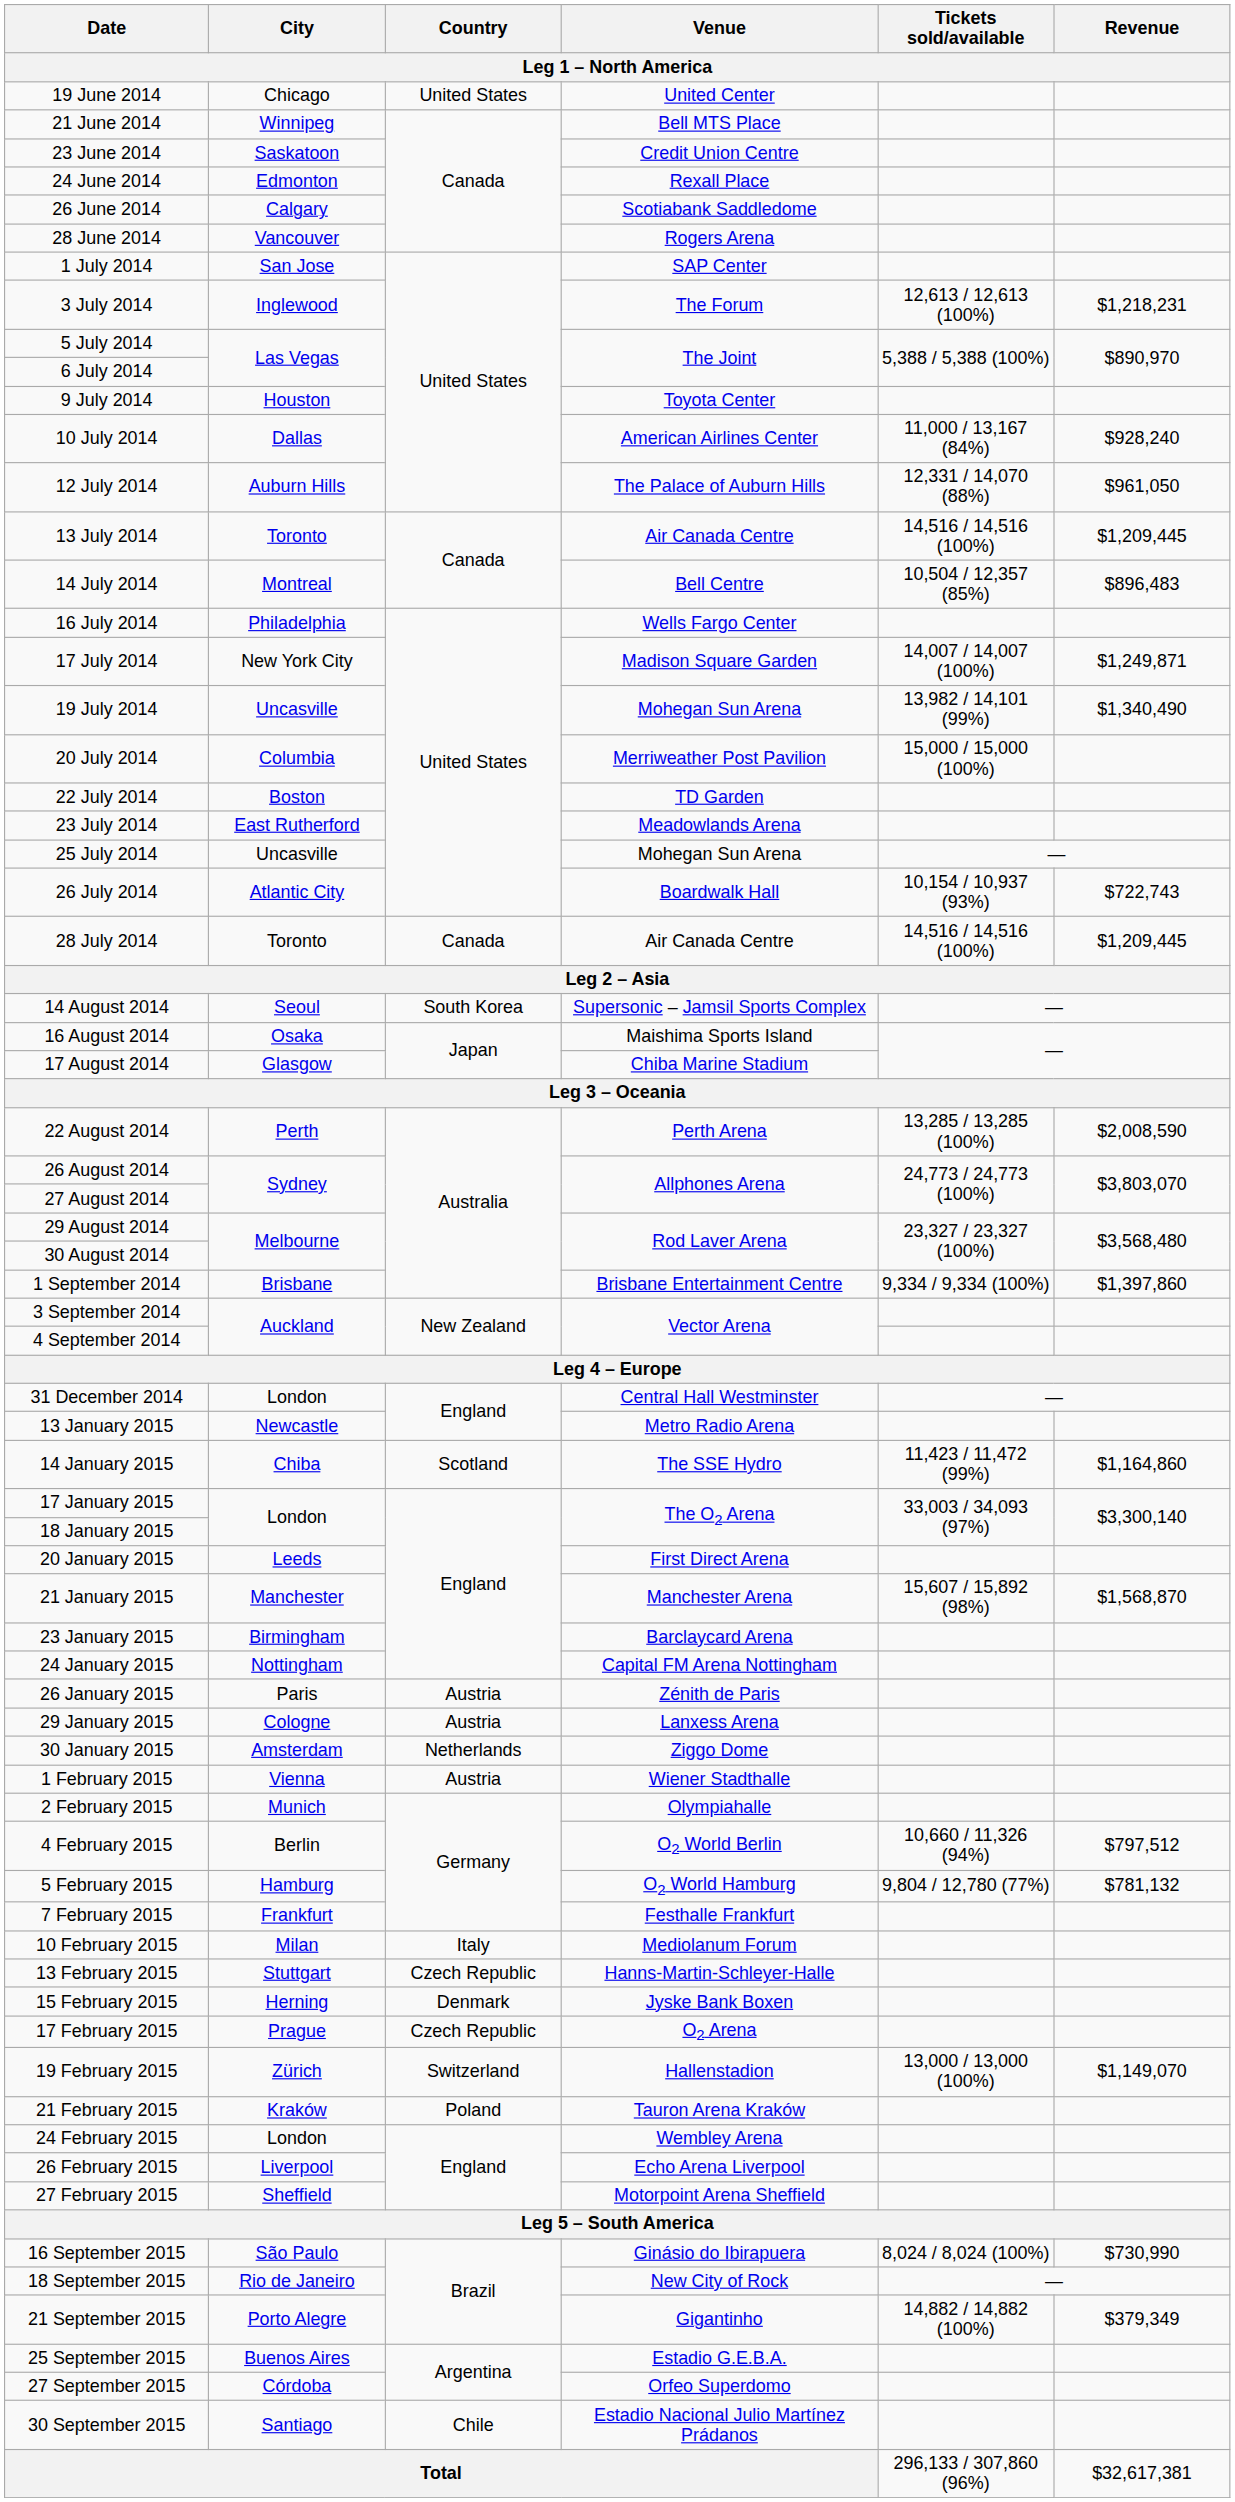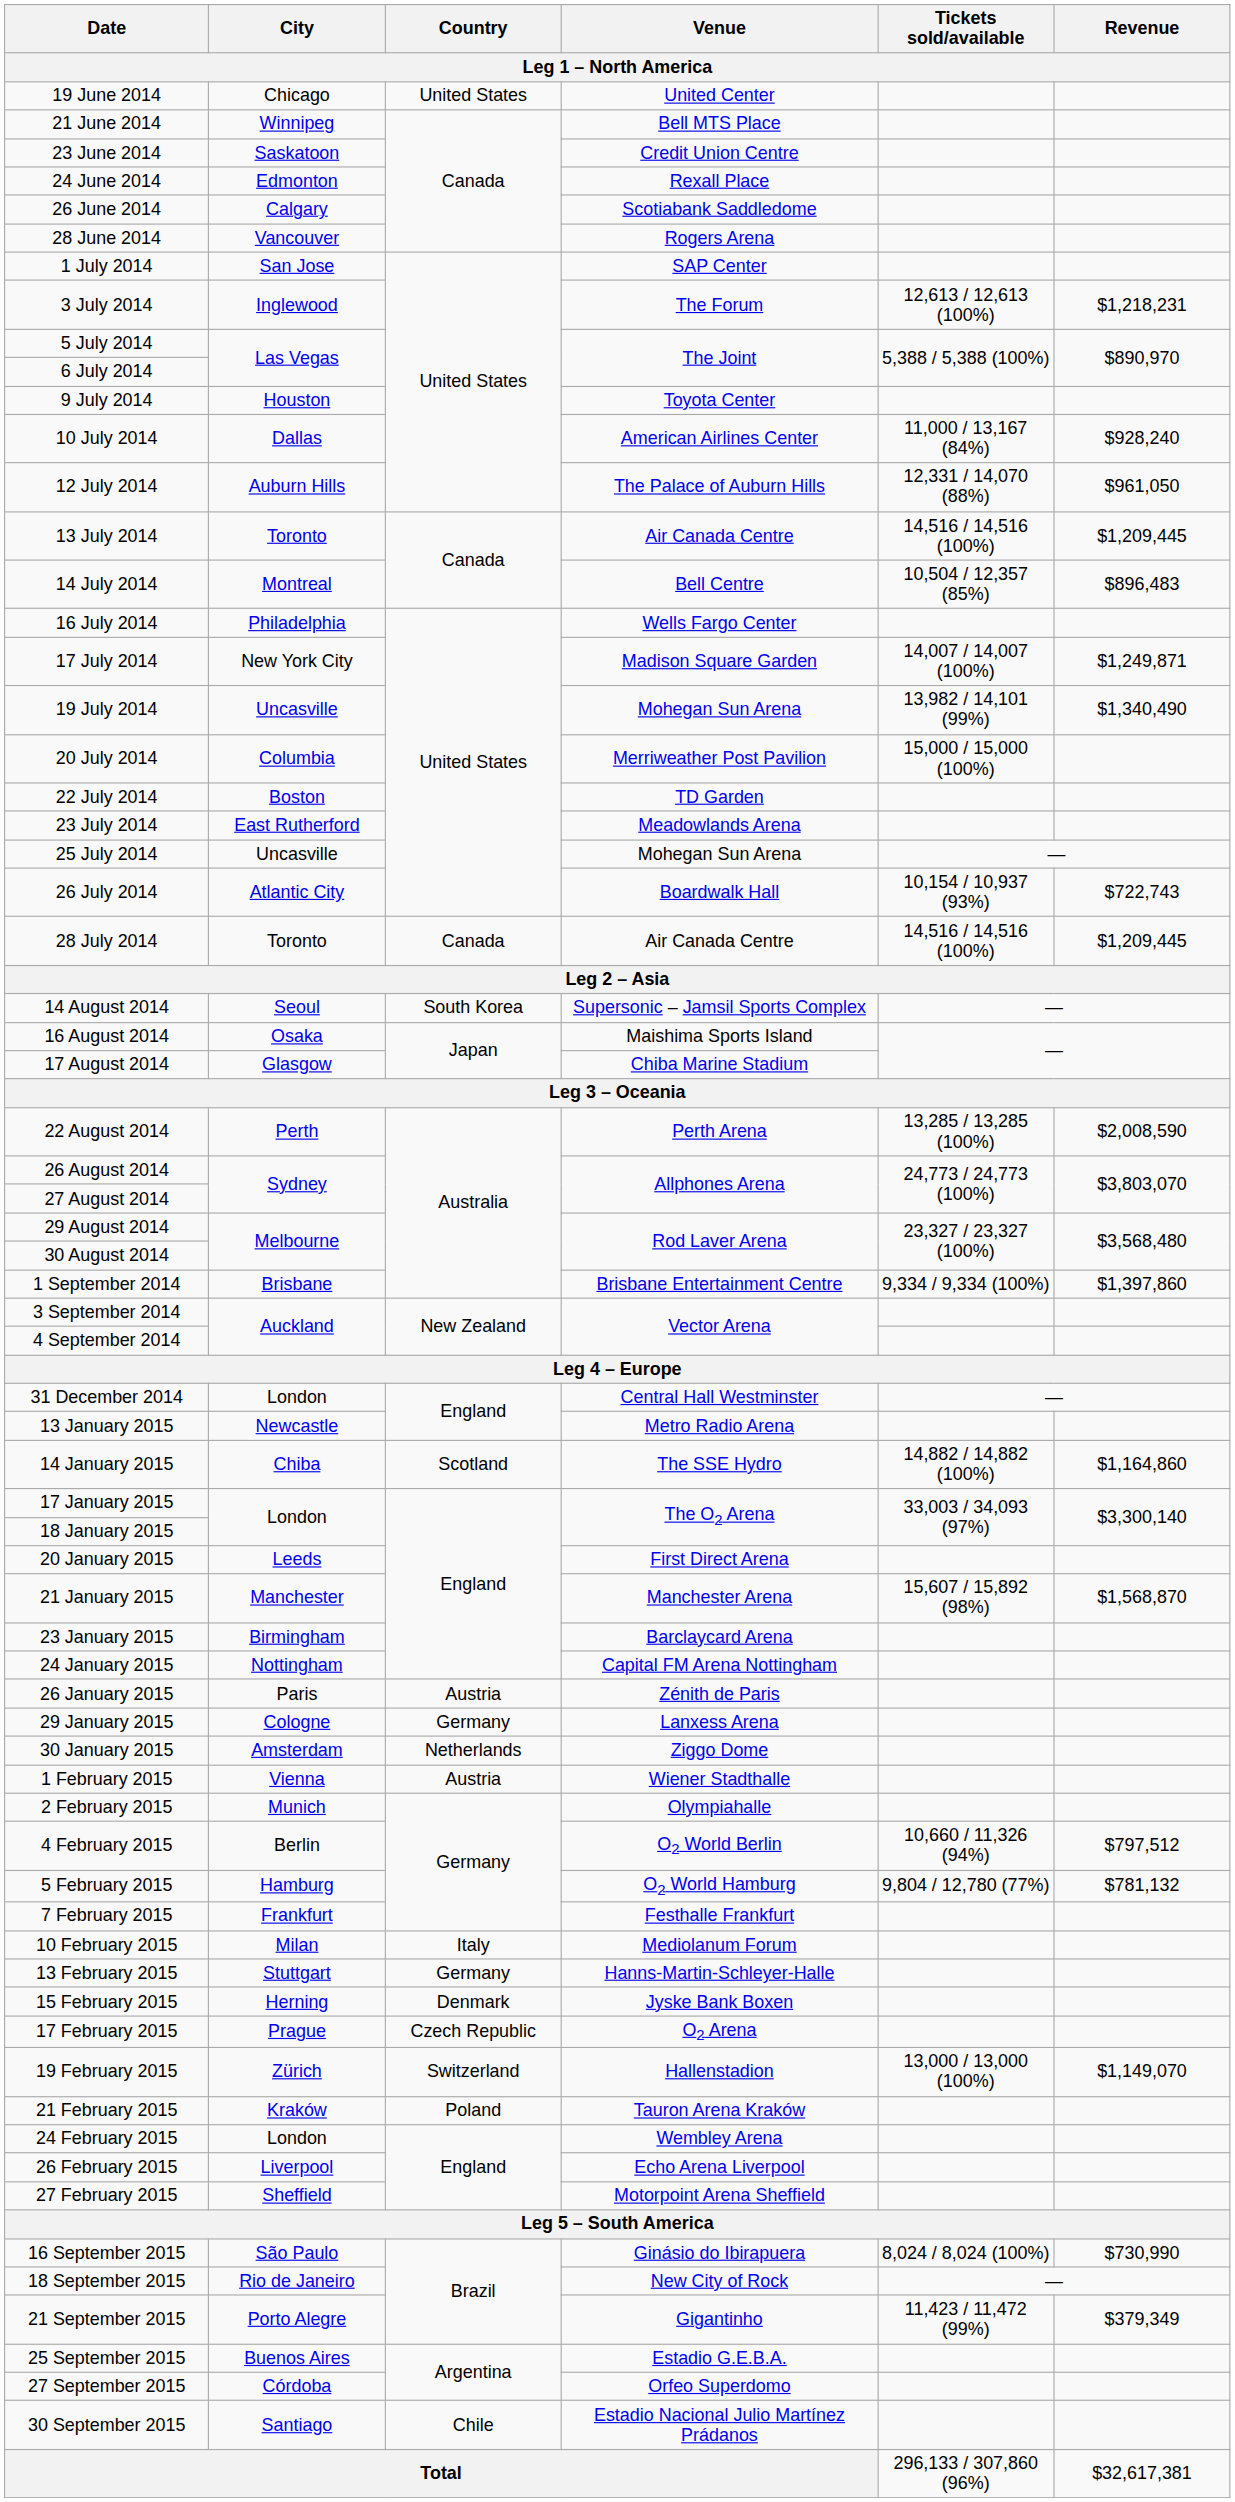(966, 1464) 11,423 / 11,472 (99%) -> (966, 1464) 14,882 / 14,882 (100%)
(473, 1721) Austria -> (473, 1721) Germany
(473, 1973) Czech Republic -> (473, 1973) Germany
(966, 2319) 14,882 / 14,882 (100%) -> (966, 2319) 11,423 / 11,472 (99%)
